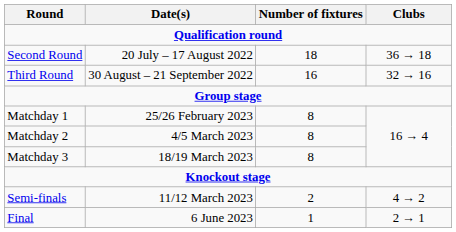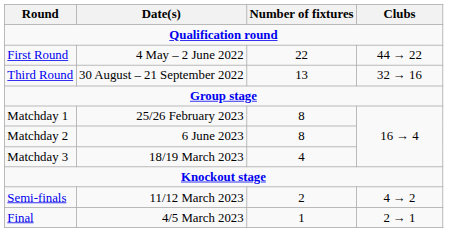+ row: (38, 55)
- row: (45, 55)
(311, 75) 16 -> (302, 75) 13
(212, 136) 4/5 March 2023 -> (213, 136) 6 June 2023
(311, 156) 8 -> (302, 156) 4
(222, 217) 6 June 2023 -> (203, 217) 4/5 March 2023
